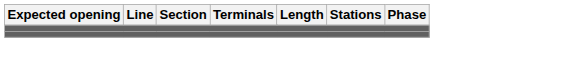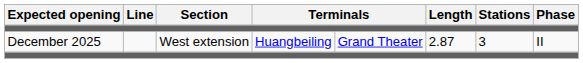+ row: (54, 41)
